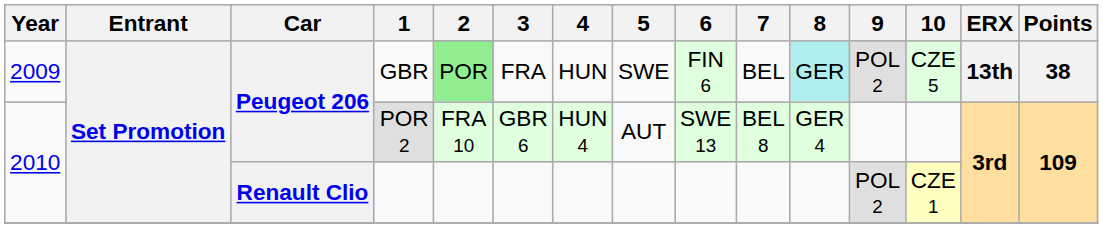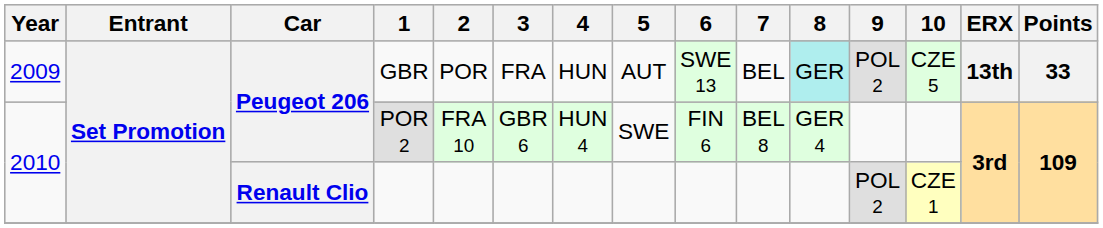(464, 71) lightgreen background -> (464, 71) no background
(644, 71) SWE -> (644, 71) AUT
(706, 71) FIN 6 -> (706, 71) SWE 13
(1058, 71) 38 -> (1058, 71) 33
(644, 132) AUT -> (644, 132) SWE
(706, 132) SWE 13 -> (706, 132) FIN 6
